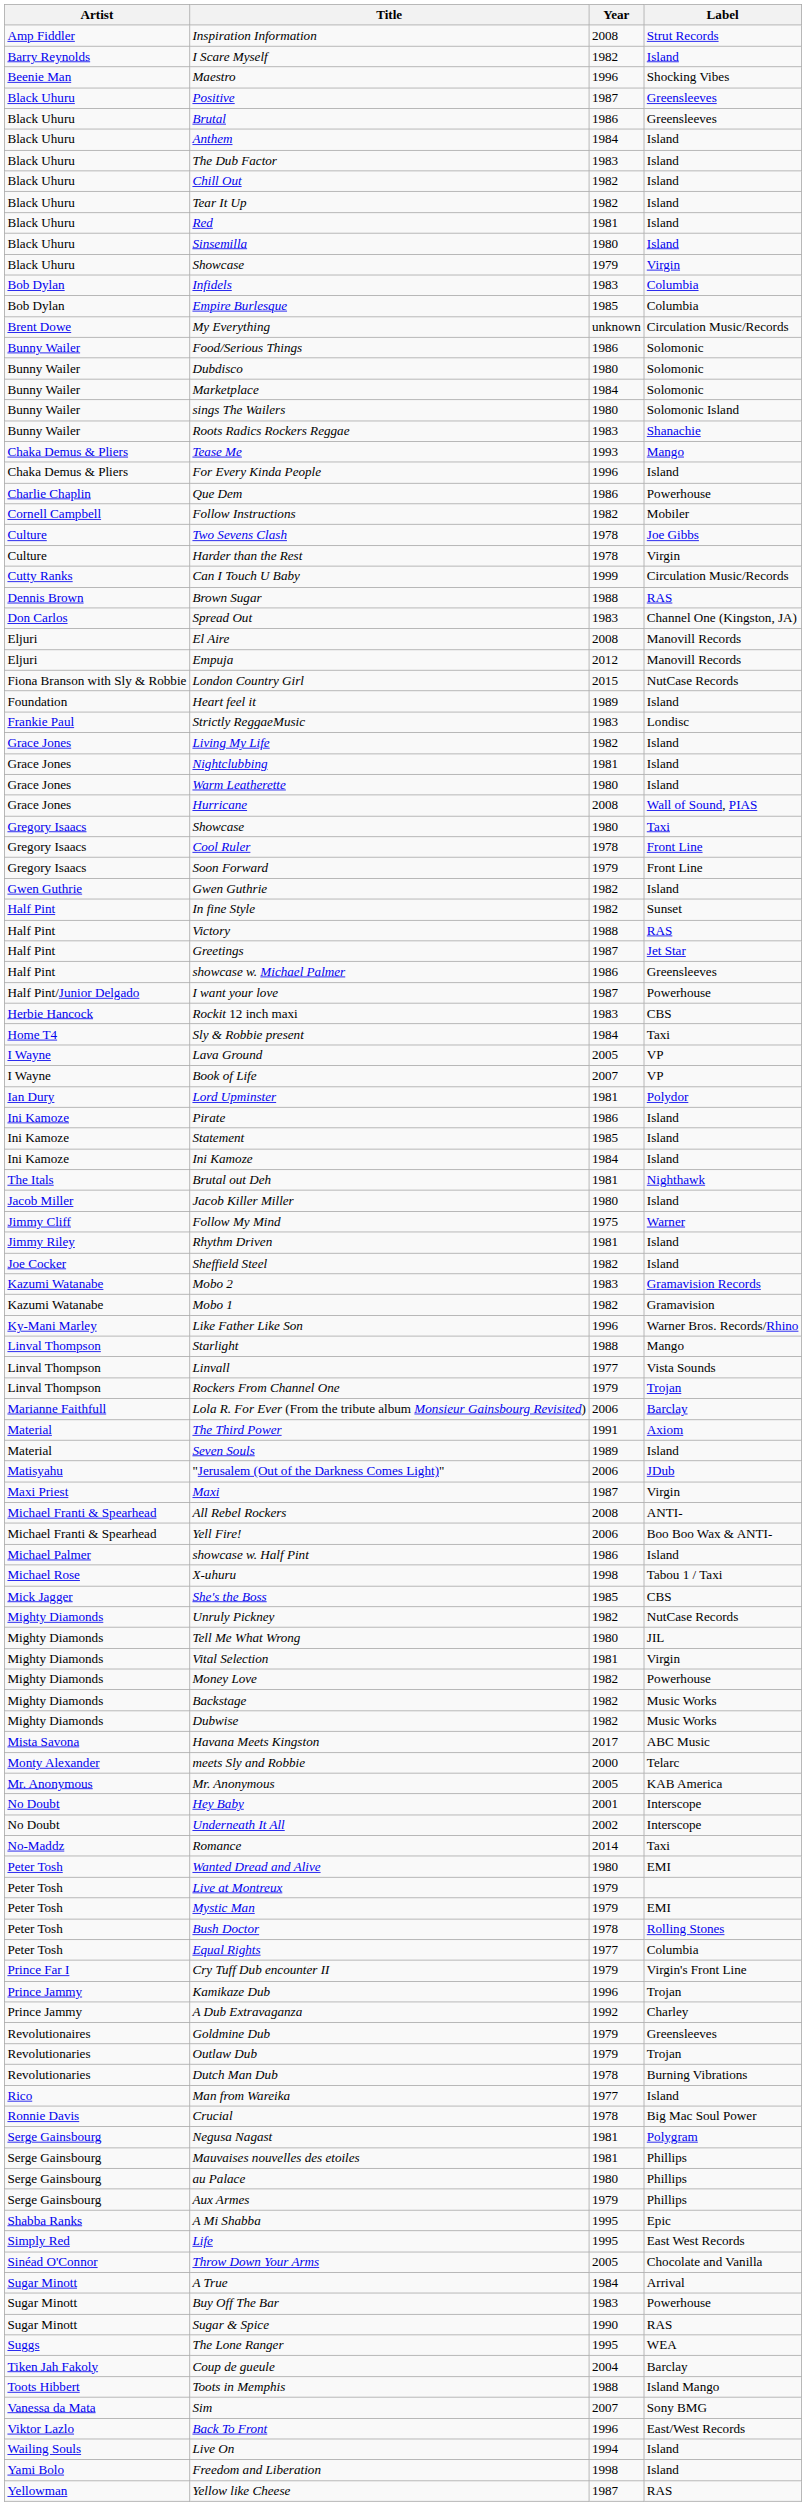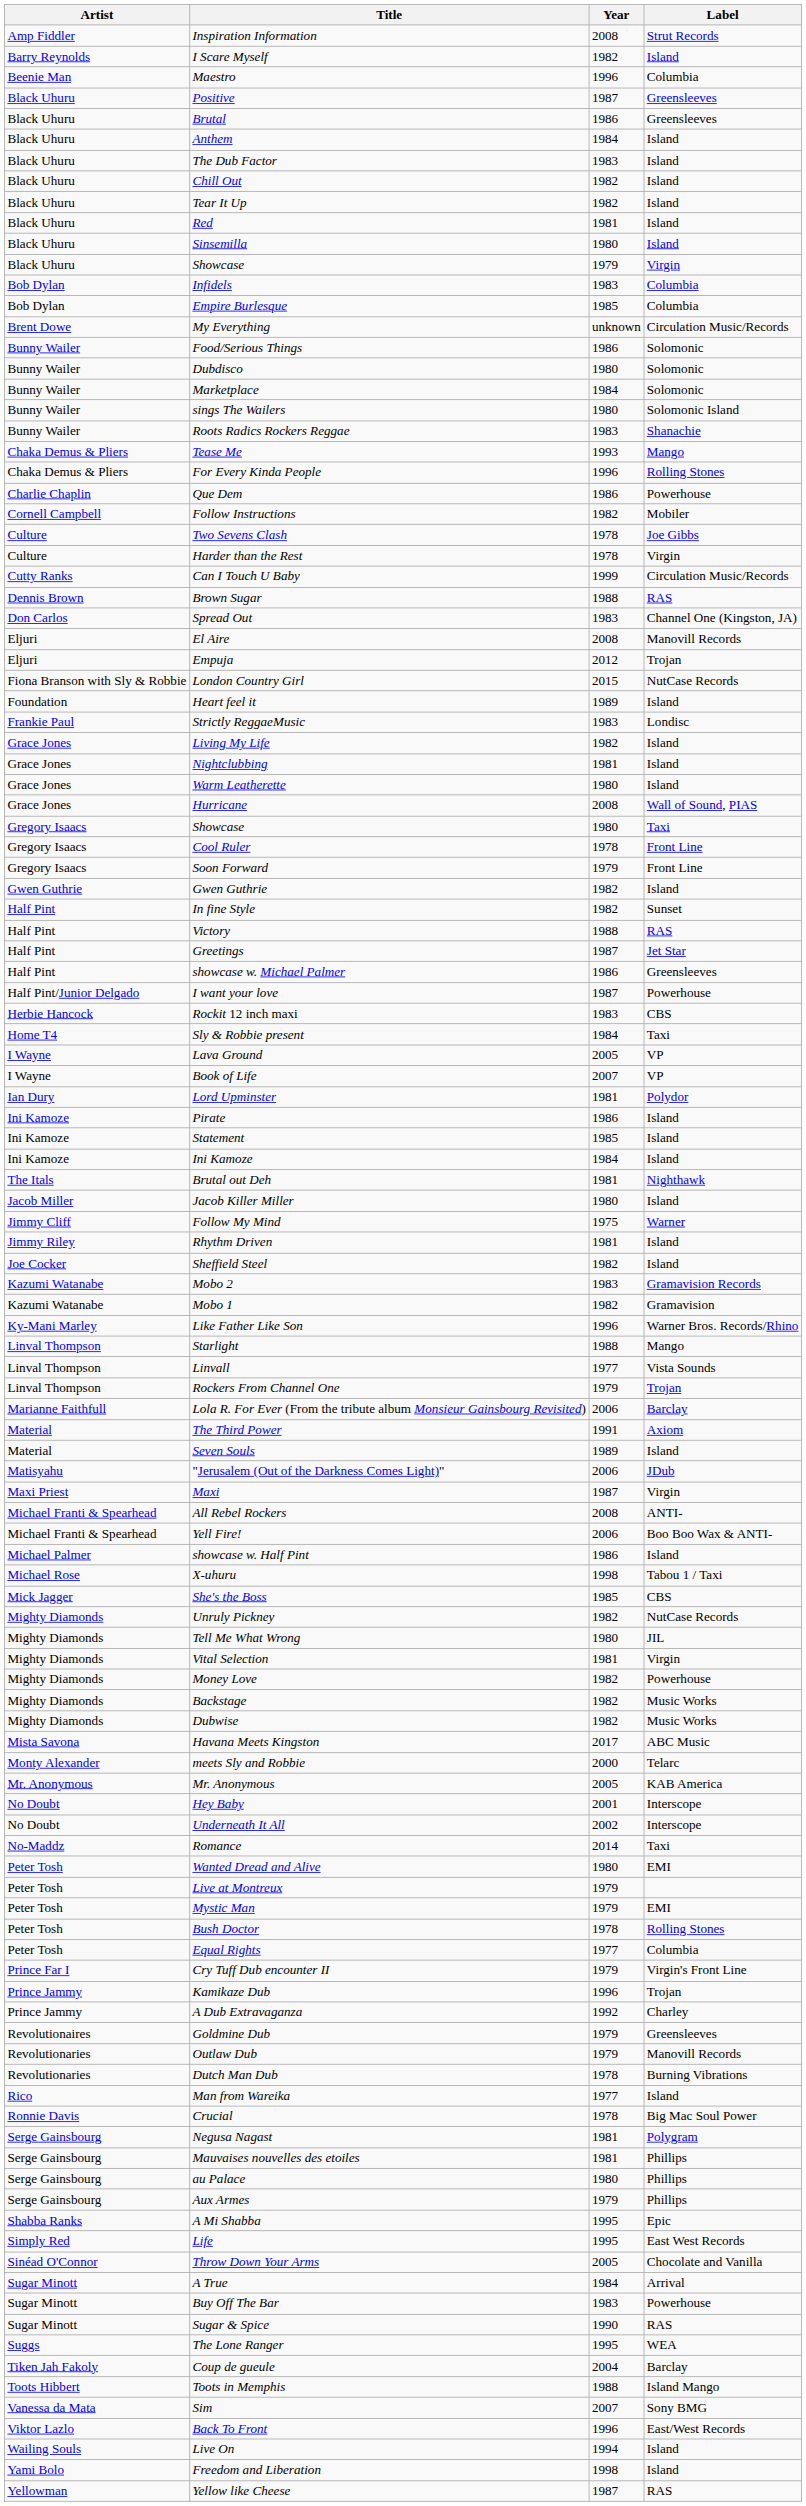(688, 77) Shocking Vibes -> (673, 77) Columbia
(663, 472) Island -> (686, 472) Rolling Stones
(694, 659) Manovill Records -> (664, 659) Trojan
(664, 2054) Trojan -> (694, 2054) Manovill Records
